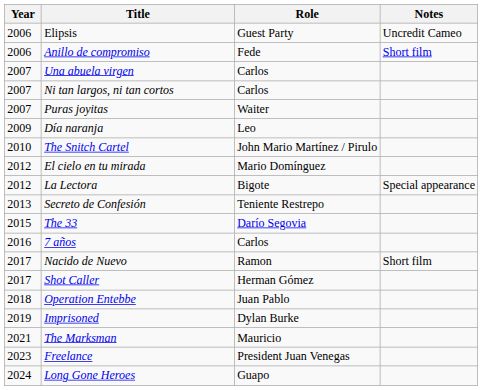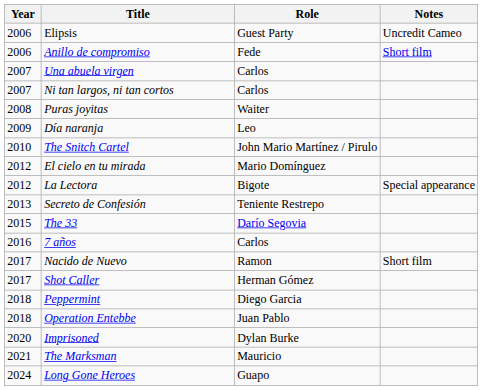(19, 109) 2007 -> (19, 109) 2008
+ row: (72, 299)
(19, 318) 2019 -> (19, 337) 2020
- row: (68, 356)
